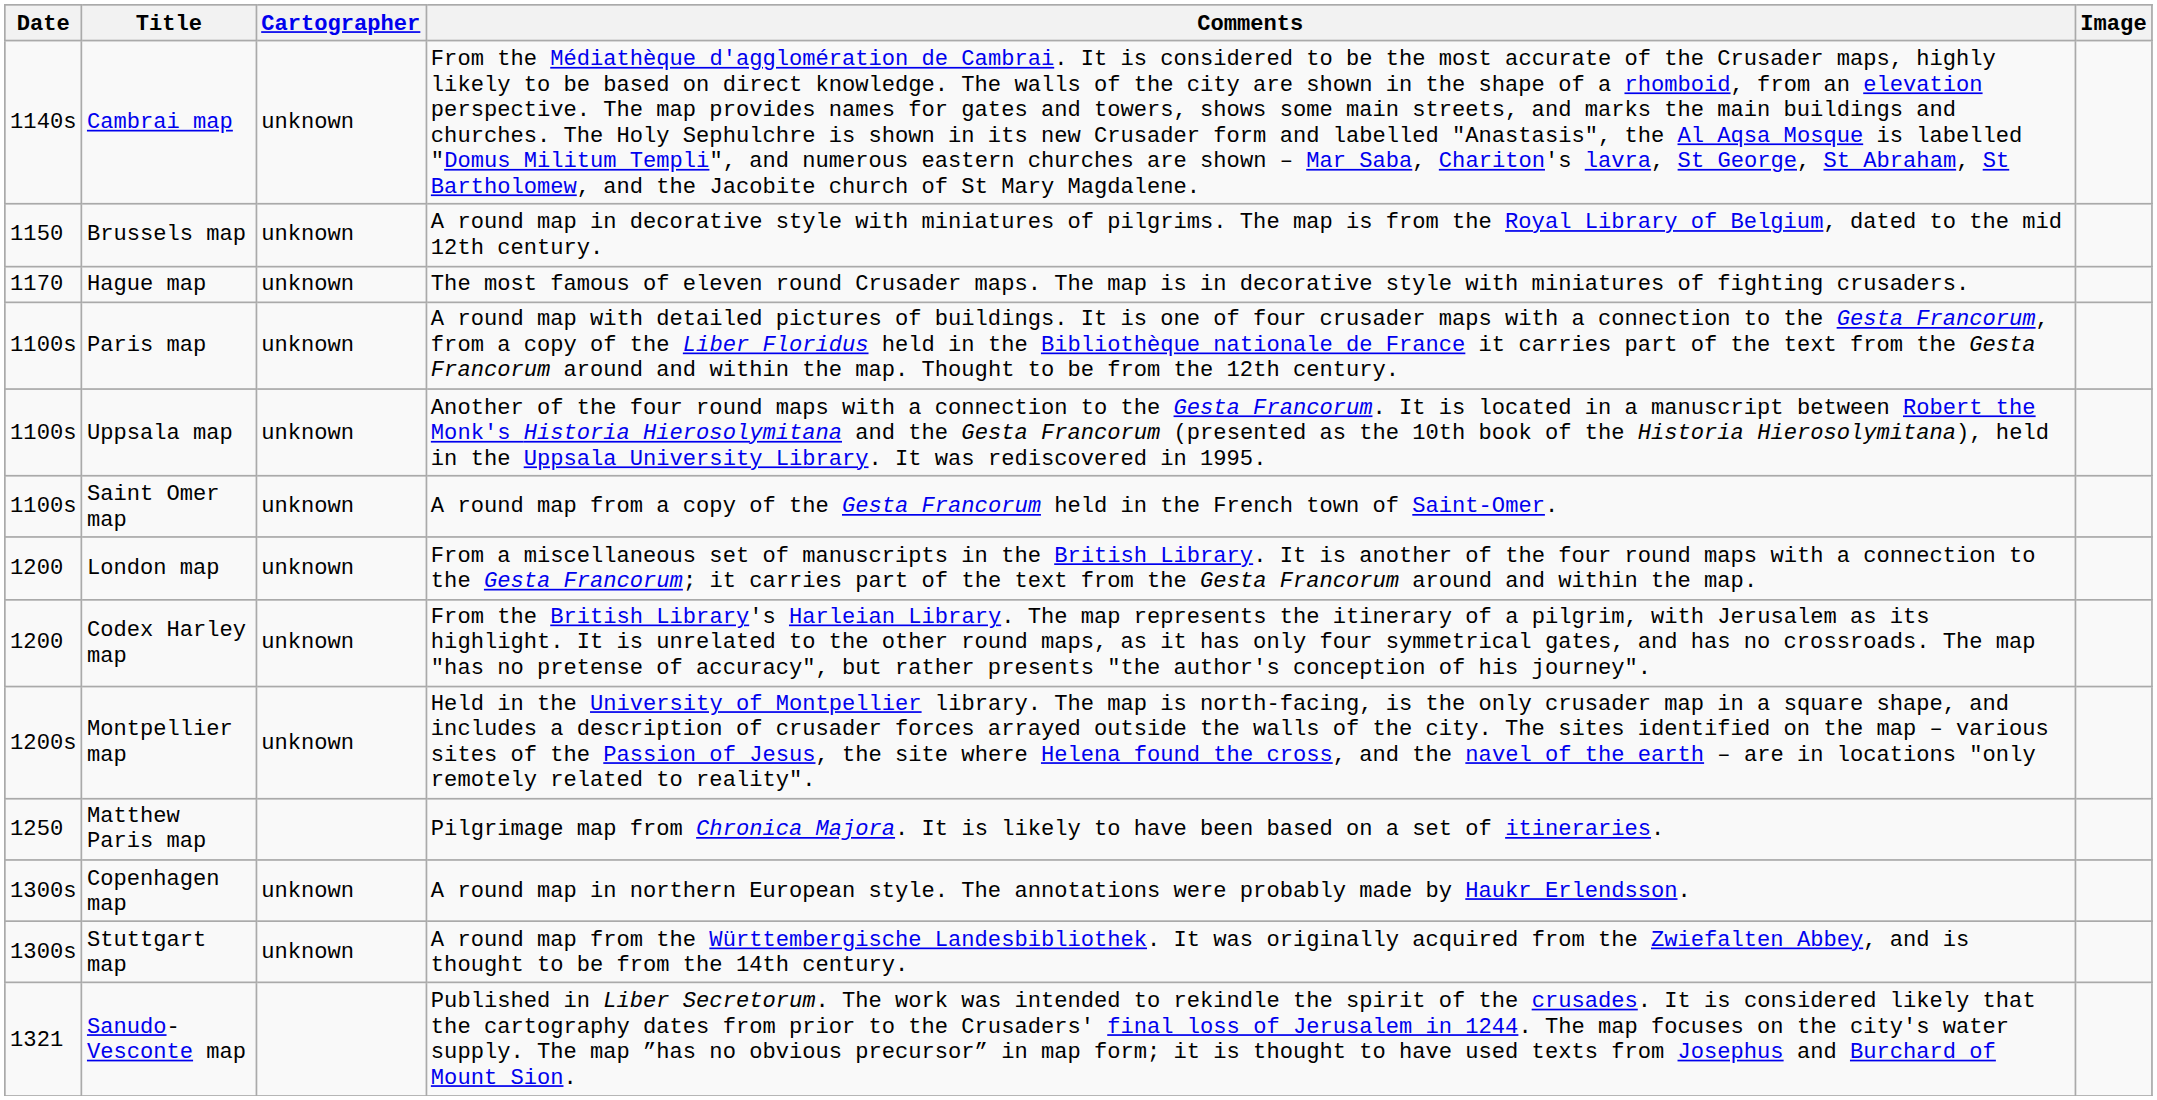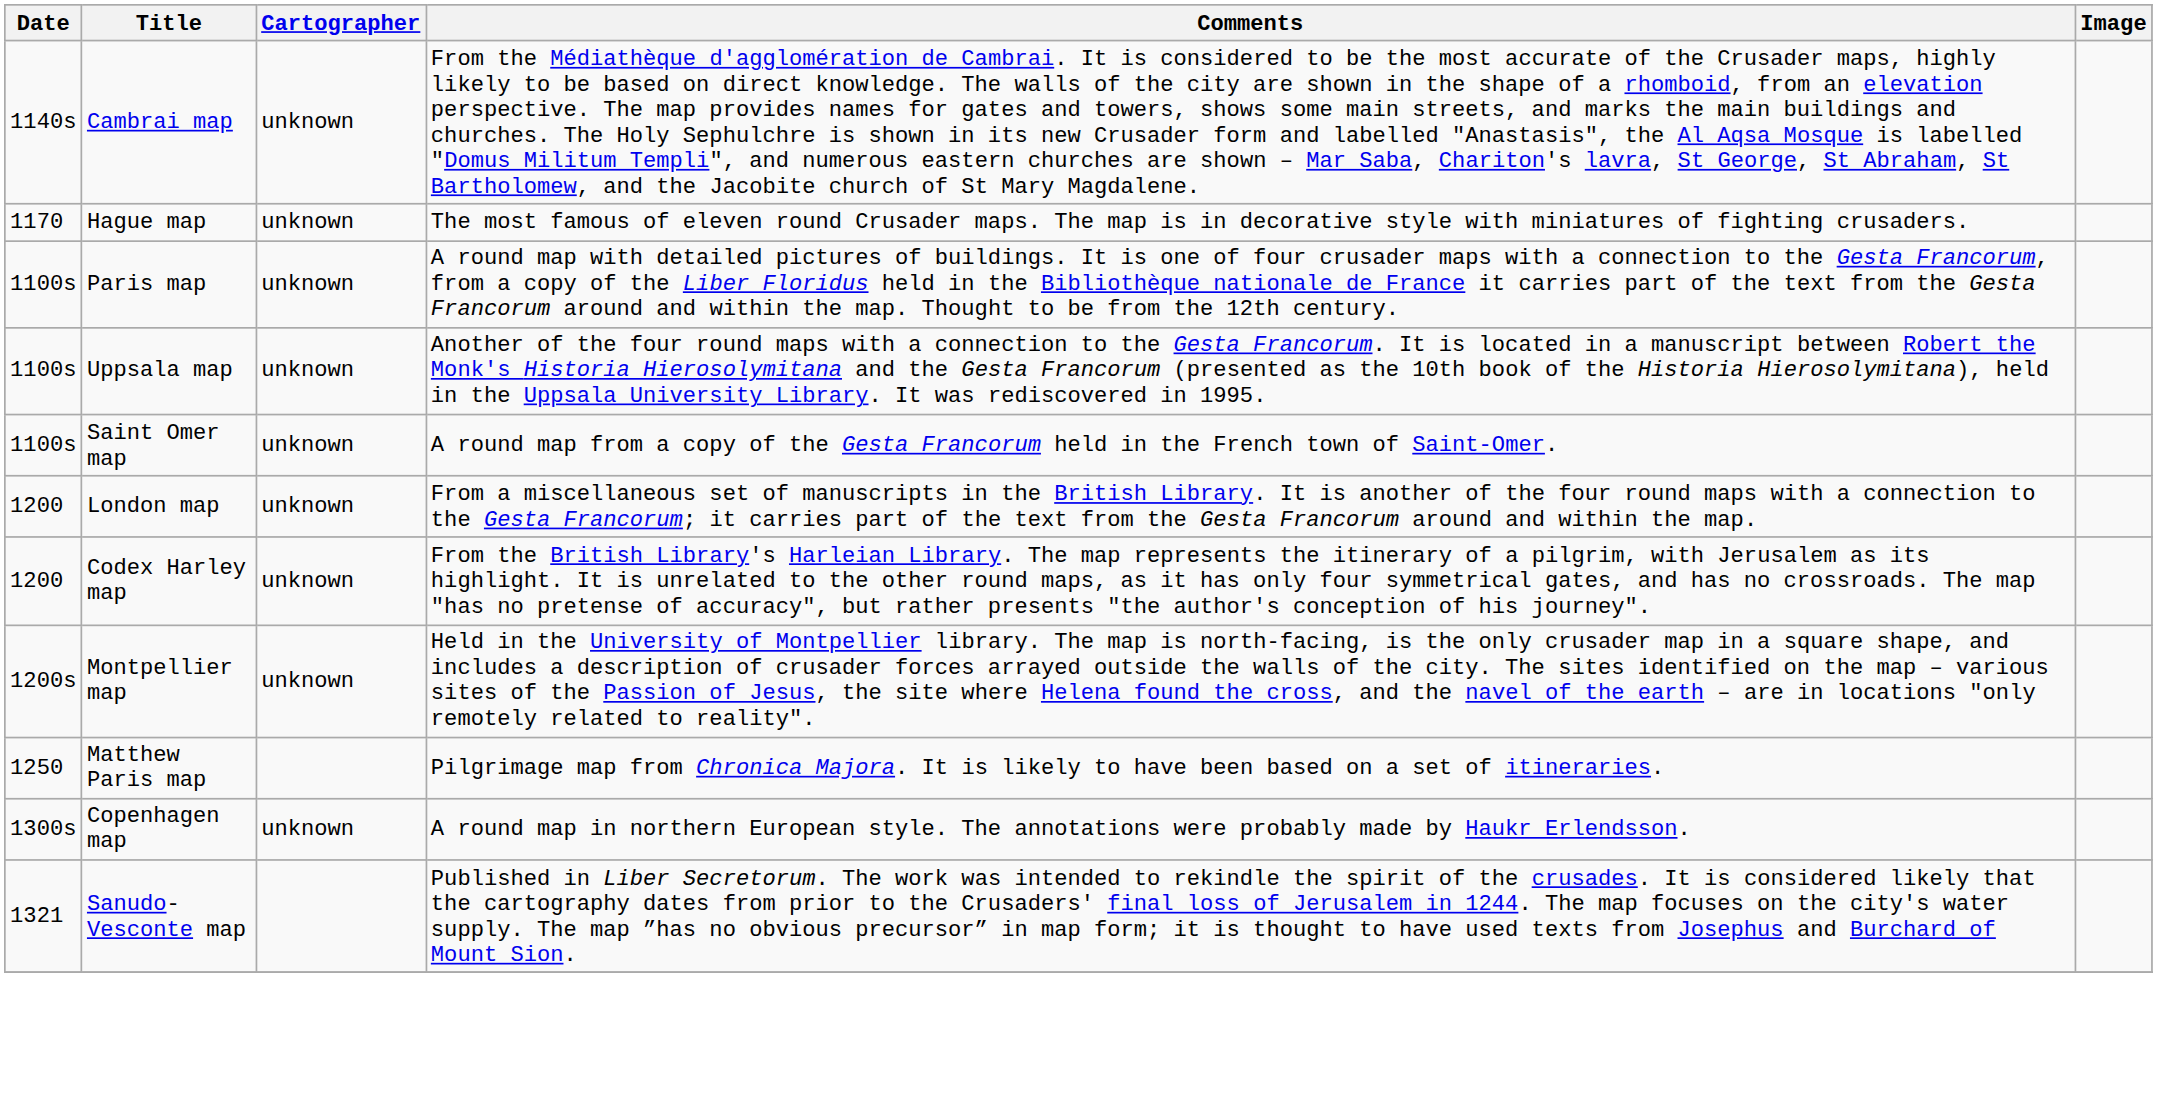- row: (167, 235)
- row: (147, 952)
